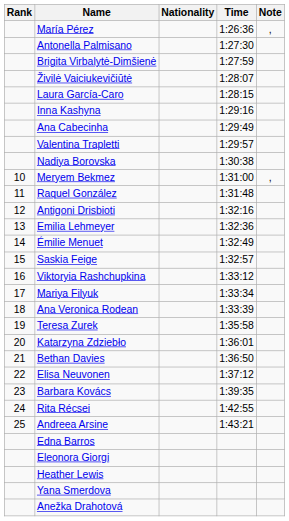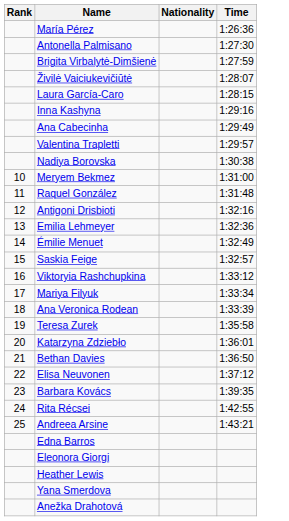- column: (270, 12)
